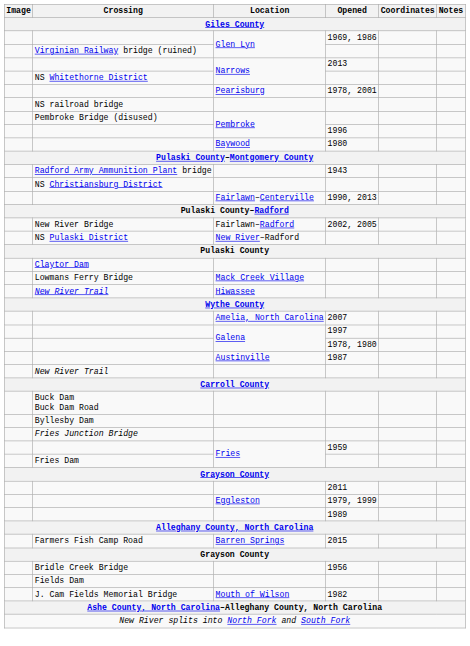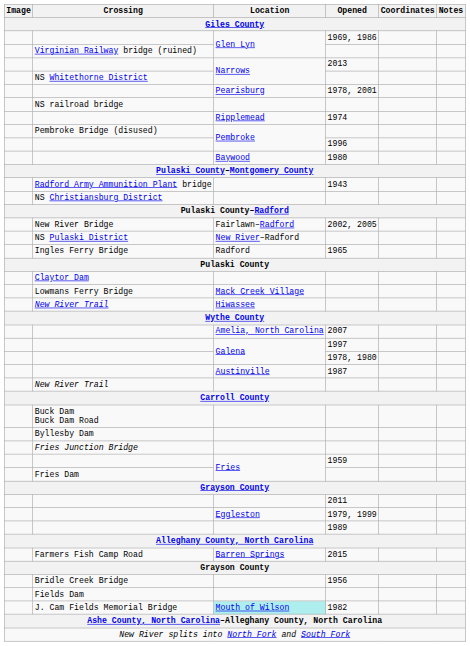+ row: (123, 118)
- row: (123, 198)
+ row: (81, 251)
(252, 594) no background -> (252, 608) paleturquoise background
